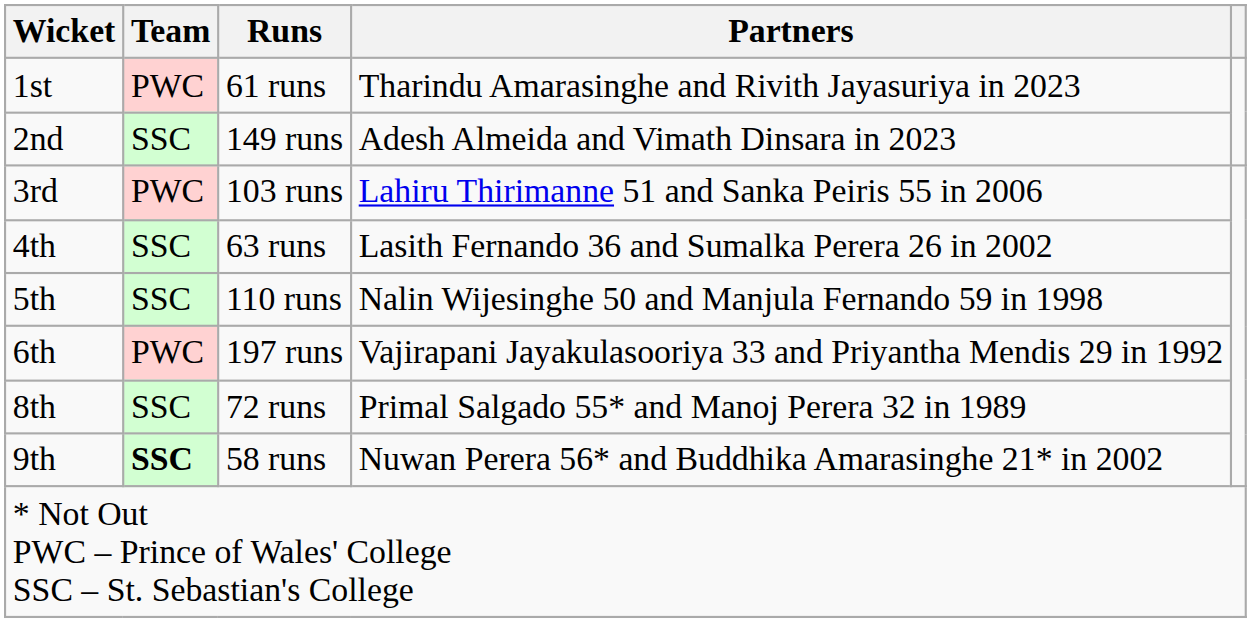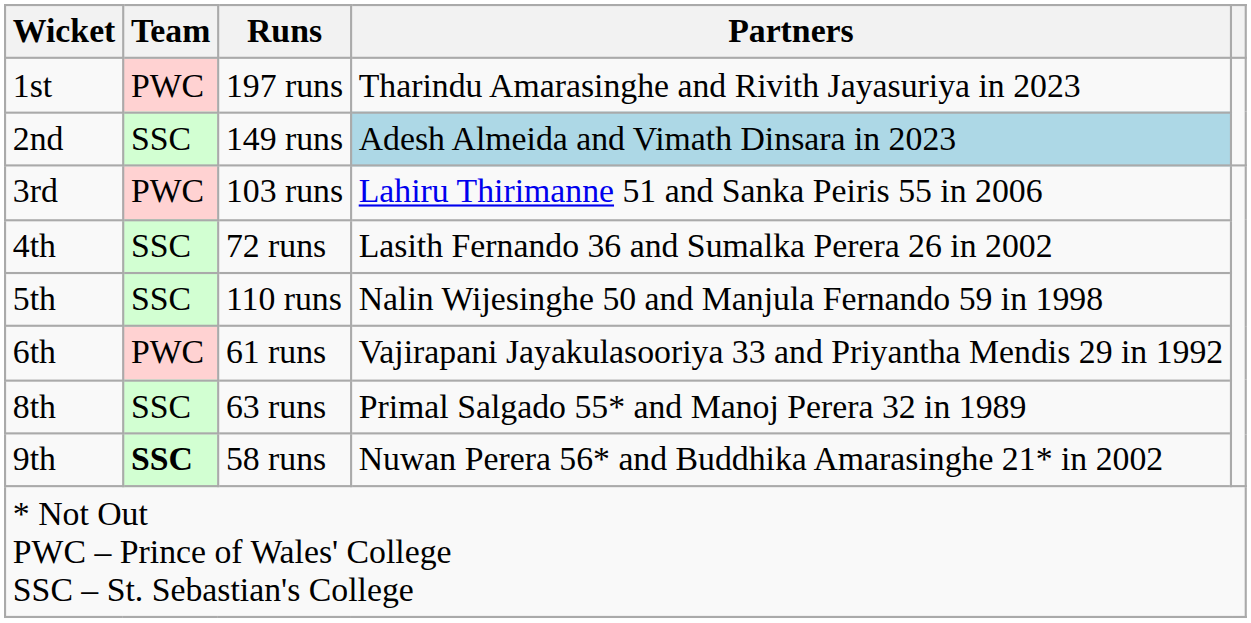(276, 84) 61 runs -> (285, 84) 197 runs
(657, 138) no background -> (657, 138) lightblue background
(276, 245) 63 runs -> (276, 245) 72 runs
(285, 352) 197 runs -> (276, 352) 61 runs
(276, 406) 72 runs -> (276, 406) 63 runs
